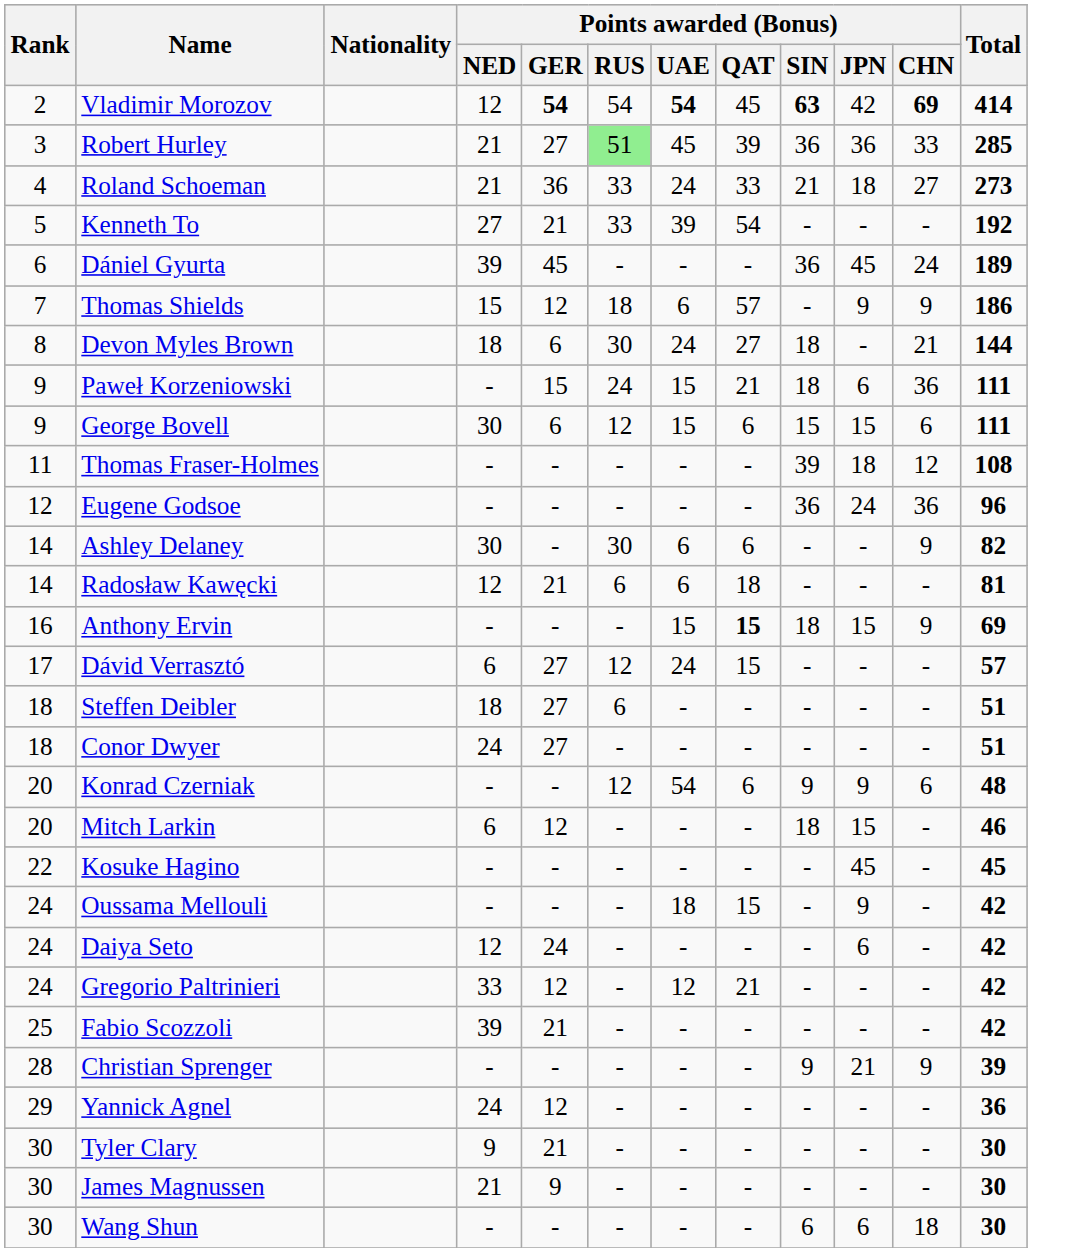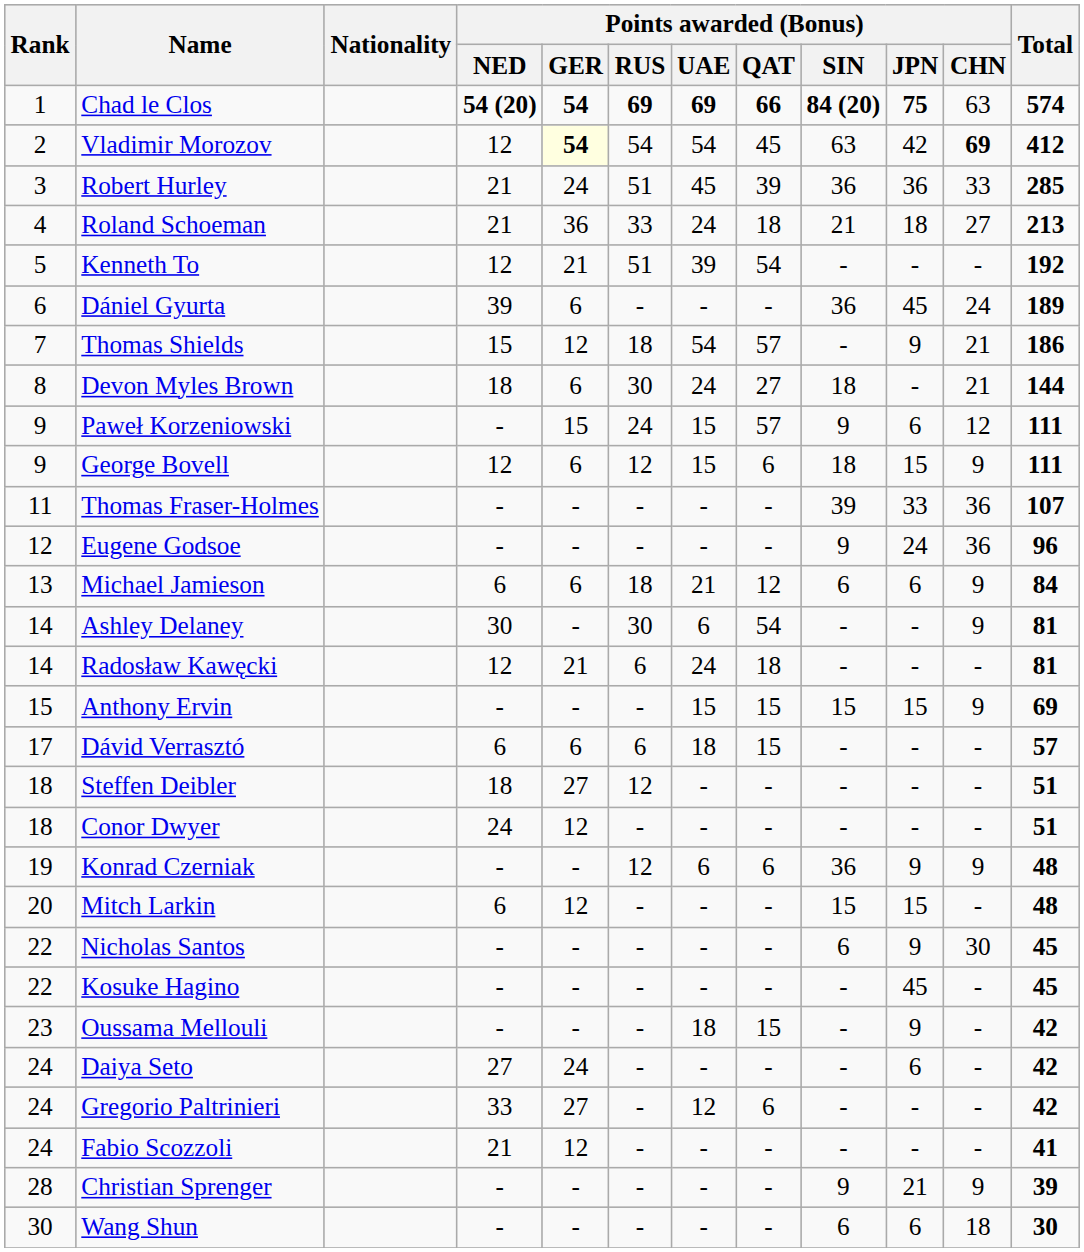+ row: (147, 104)
(555, 104) no background -> (576, 144) lightyellow background
(683, 104) bold -> (704, 144) normal
(807, 104) bold -> (843, 144) normal
(993, 104) 414 -> (1045, 144) 412
(555, 144) 27 -> (576, 184) 24
(620, 144) lightgreen background -> (640, 184) no background
(748, 184) 33 -> (768, 225) 18
(993, 184) 273 -> (1045, 225) 213
(490, 225) 27 -> (500, 265) 12
(620, 225) 33 -> (640, 265) 51
(555, 265) 45 -> (576, 305) 6
(683, 305) 6 -> (704, 345) 54
(926, 305) 9 -> (978, 345) 21
(748, 385) 21 -> (768, 425) 57
(807, 385) 18 -> (843, 425) 9
(926, 385) 36 -> (978, 425) 12
(490, 425) 30 -> (500, 465) 12
(807, 425) 15 -> (843, 465) 18
(926, 425) 6 -> (978, 465) 9
(863, 465) 18 -> (915, 505) 33
(926, 465) 12 -> (978, 505) 36
(993, 465) 108 -> (1045, 505) 107
(807, 505) 36 -> (843, 545) 9
+ row: (173, 585)
(748, 545) 6 -> (768, 625) 54
(993, 545) 82 -> (1045, 625) 81
(683, 585) 6 -> (704, 666) 24
(40, 625) 16 -> (40, 706) 15
(748, 625) bold -> (768, 706) normal
(807, 625) 18 -> (843, 706) 15
(555, 666) 27 -> (576, 746) 6
(620, 666) 12 -> (640, 746) 6
(683, 666) 24 -> (704, 746) 18
(620, 706) 6 -> (640, 786) 12
(555, 746) 27 -> (576, 826) 12
(40, 786) 20 -> (40, 866) 19
(683, 786) 54 -> (704, 866) 6
(807, 786) 9 -> (843, 866) 36
(926, 786) 6 -> (978, 866) 9
(807, 826) 18 -> (843, 906) 15
(993, 826) 46 -> (1045, 906) 48
+ row: (163, 946)
(40, 906) 24 -> (40, 1026) 23
(490, 946) 12 -> (500, 1066) 27
(555, 986) 12 -> (576, 1107) 27
(748, 986) 21 -> (768, 1107) 6
(40, 1026) 25 -> (40, 1147) 24
(490, 1026) 39 -> (500, 1147) 21
(555, 1026) 21 -> (576, 1147) 12
(993, 1026) 42 -> (1045, 1147) 41
- row: (156, 1107)
- row: (139, 1147)
- row: (173, 1187)
